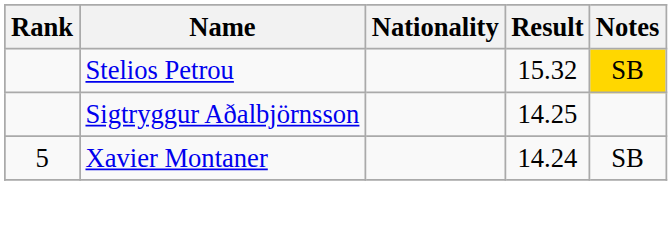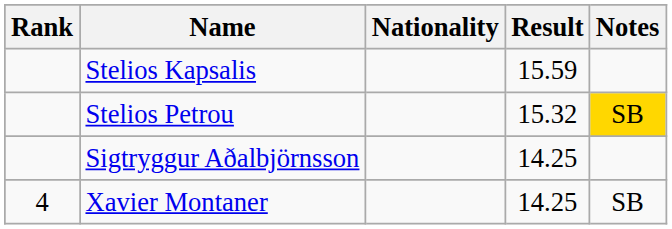+ row: (171, 70)
(42, 158) 5 -> (42, 202) 4
(547, 158) 14.24 -> (547, 202) 14.25
